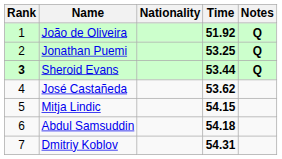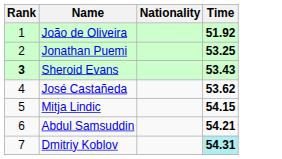- column: (257, 13)
(221, 70) 53.44 -> (221, 70) 53.43
(221, 126) 54.18 -> (221, 126) 54.21
(221, 145) no background -> (221, 145) paleturquoise background
